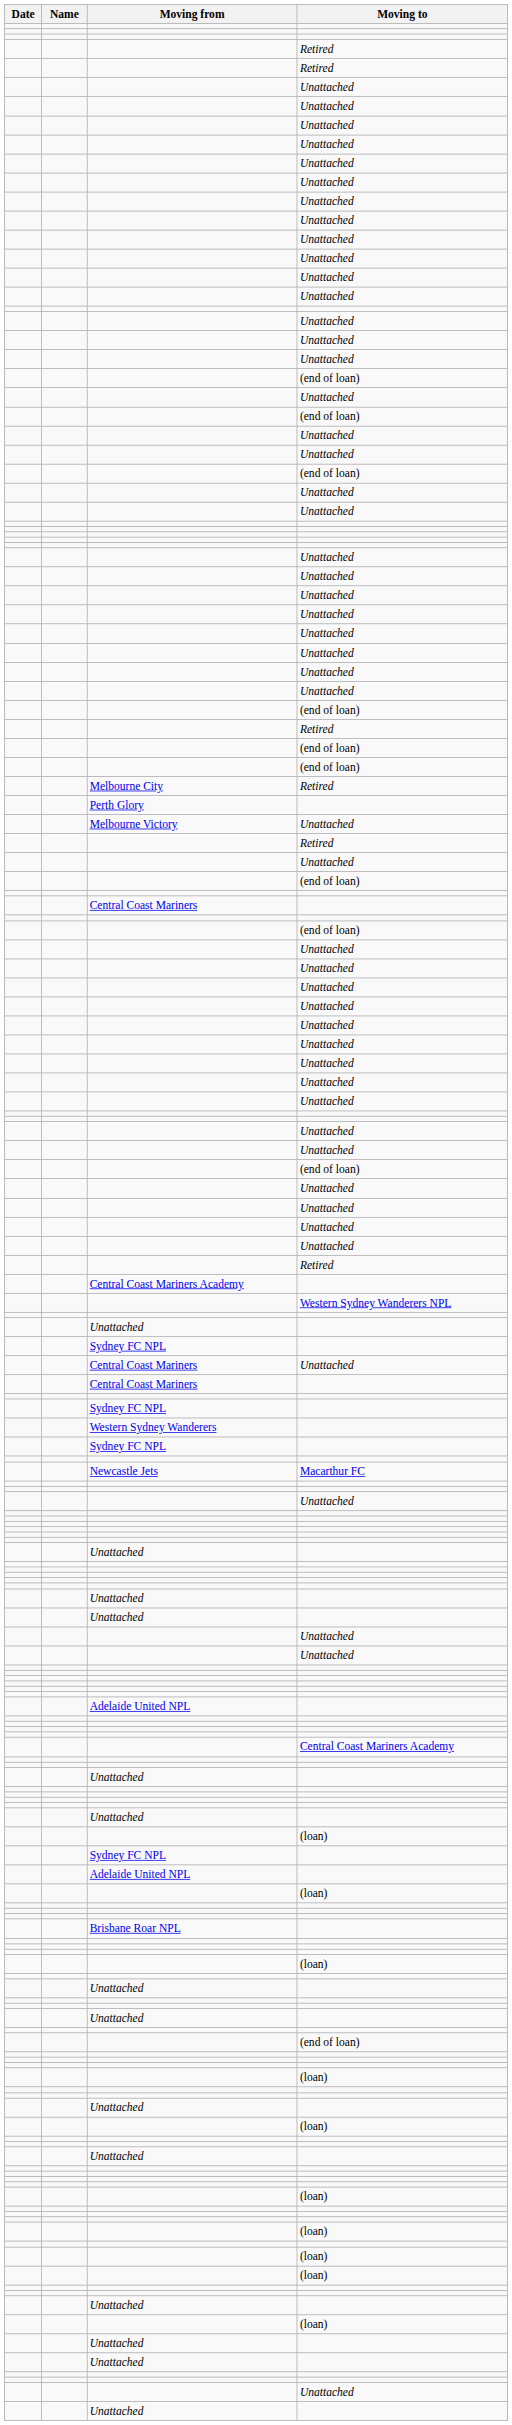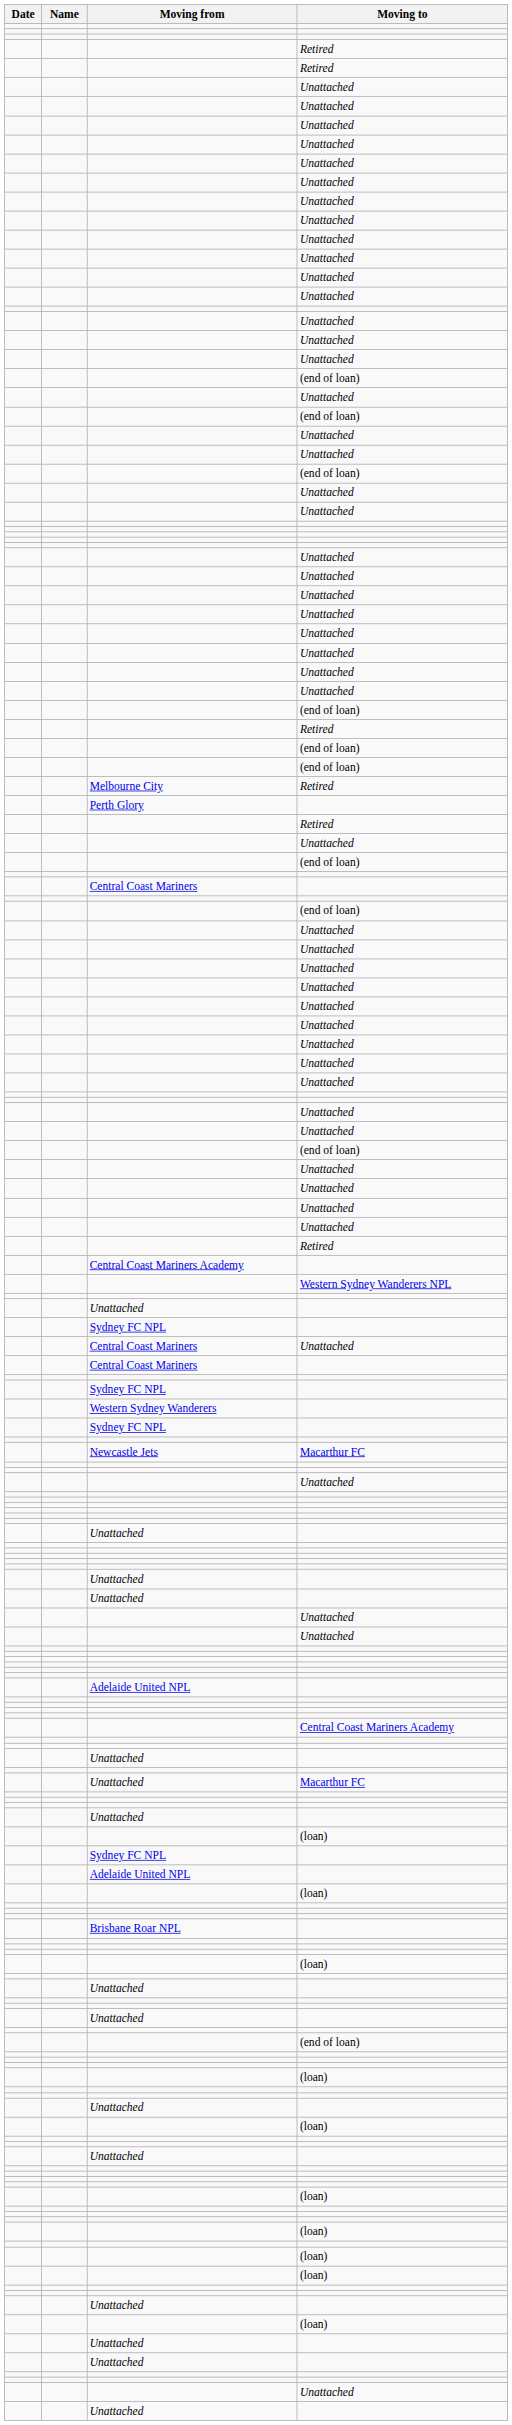- row: (134, 824)
+ row: (117, 1782)
